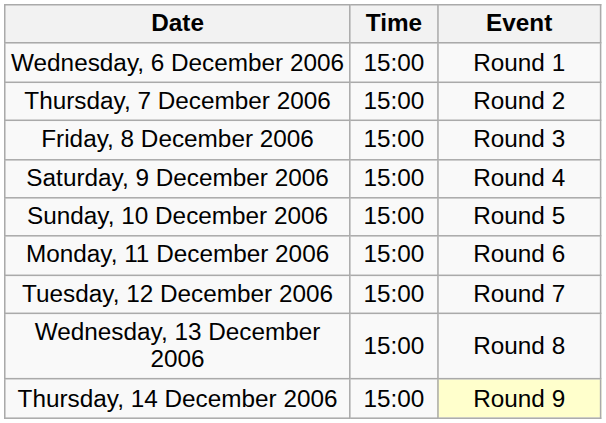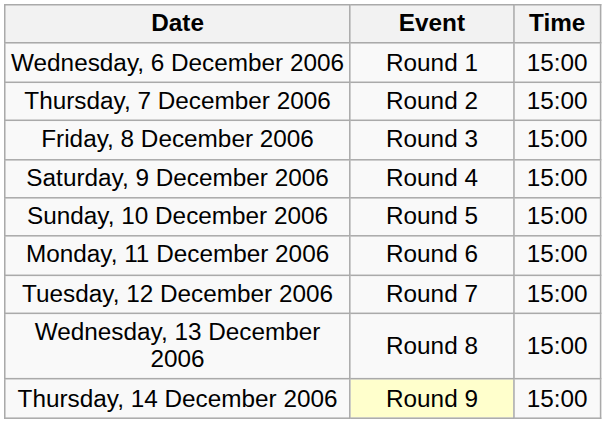columns swapped: (394, 23) <-> (519, 23)
